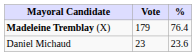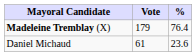(140, 43) 23 -> (140, 43) 61
